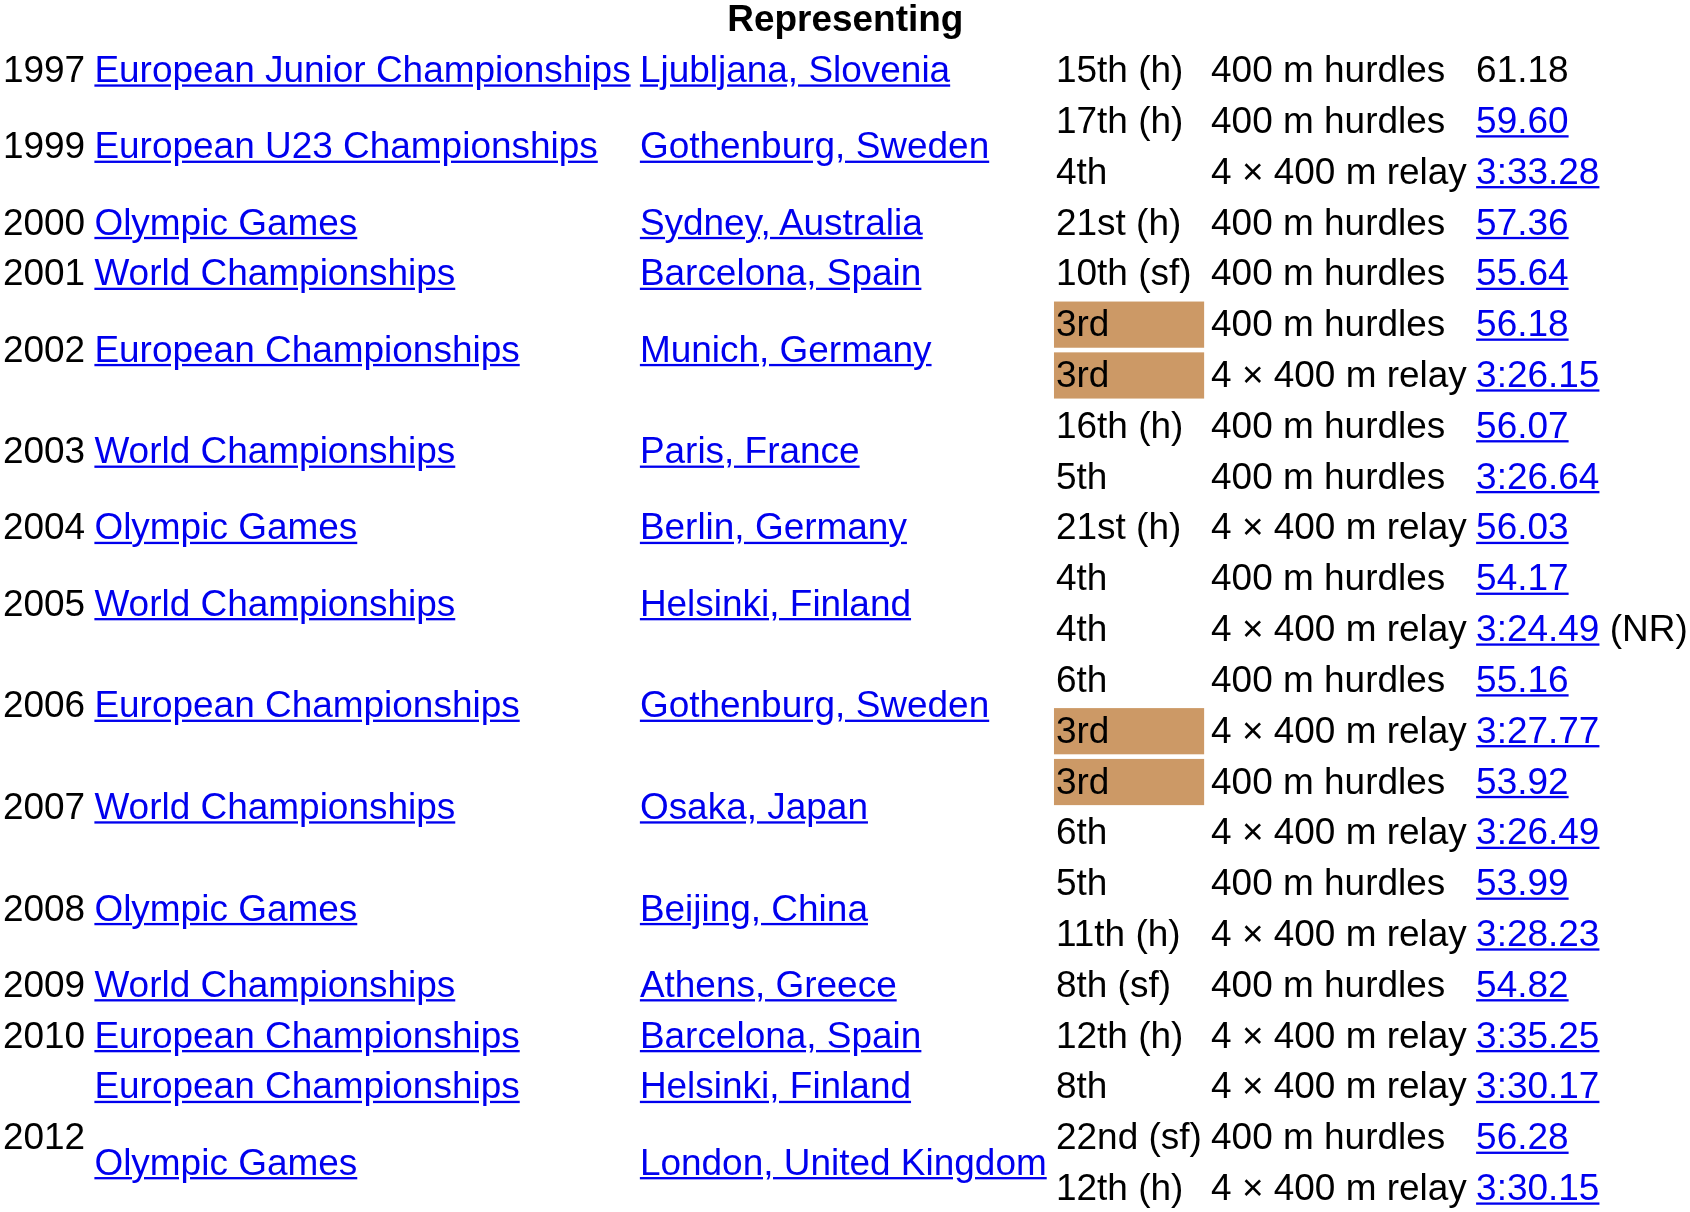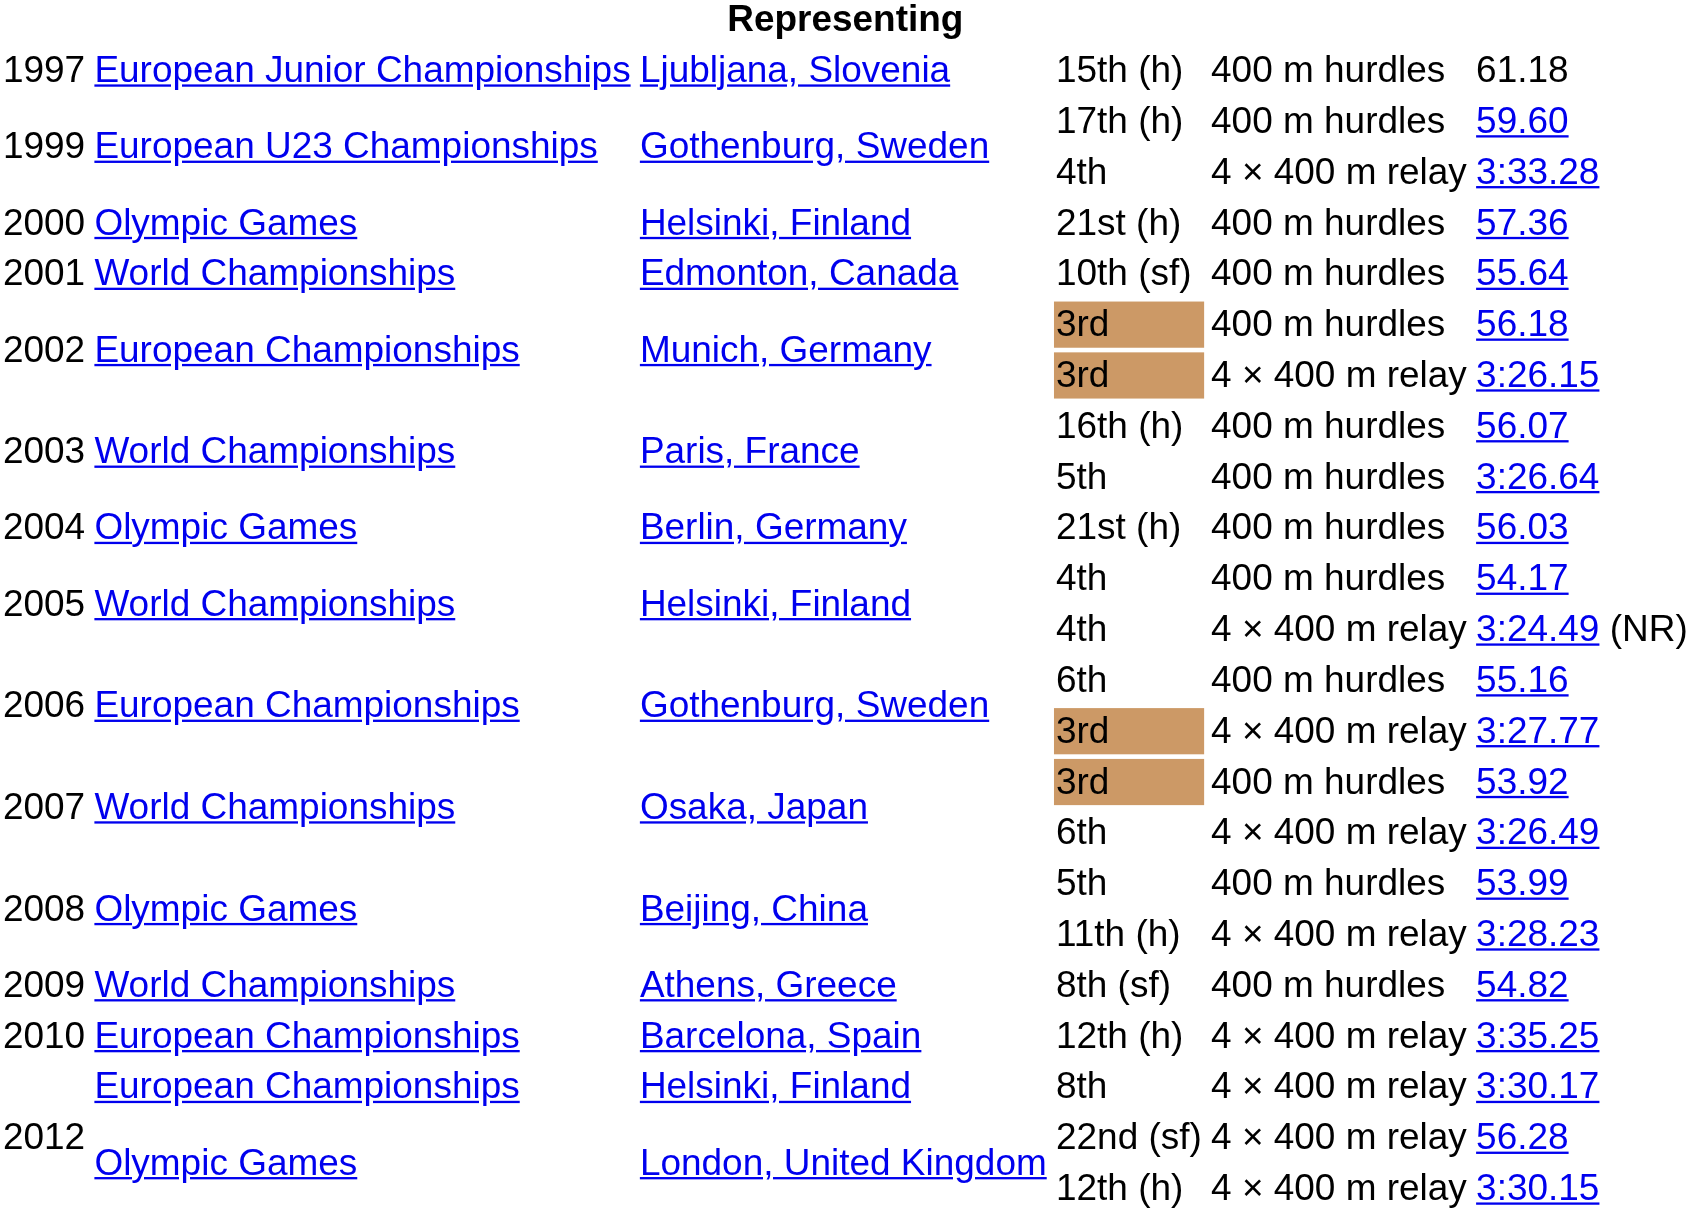(781, 222) Sydney, Australia -> (775, 222) Helsinki, Finland
(781, 273) Barcelona, Spain -> (799, 273) Edmonton, Canada
(1339, 527) 4 × 400 m relay -> (1328, 527) 400 m hurdles
(1328, 1137) 400 m hurdles -> (1339, 1137) 4 × 400 m relay
